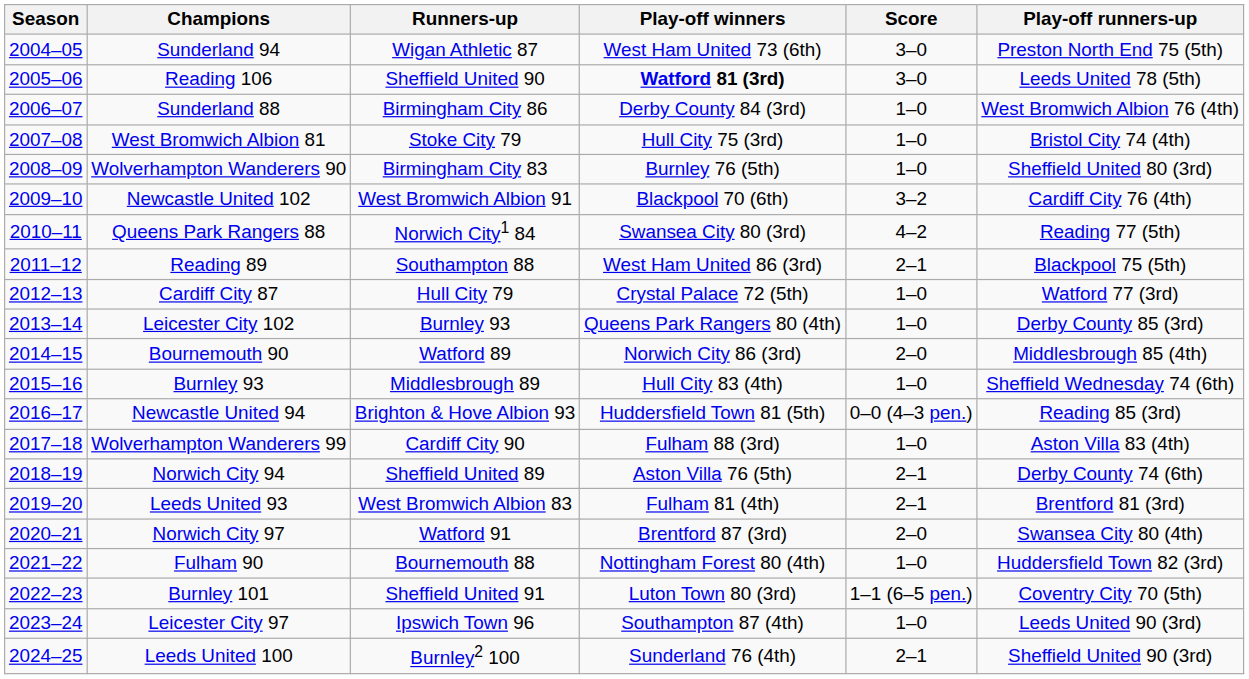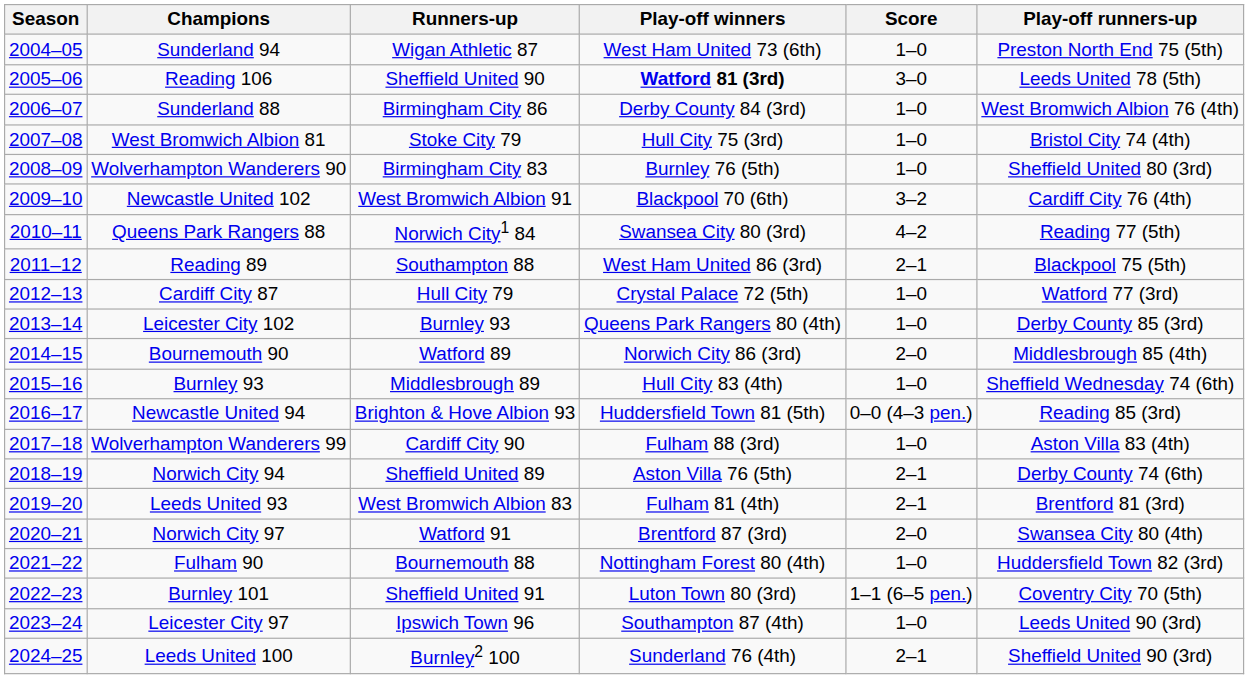(911, 49) 3–0 -> (911, 49) 1–0
